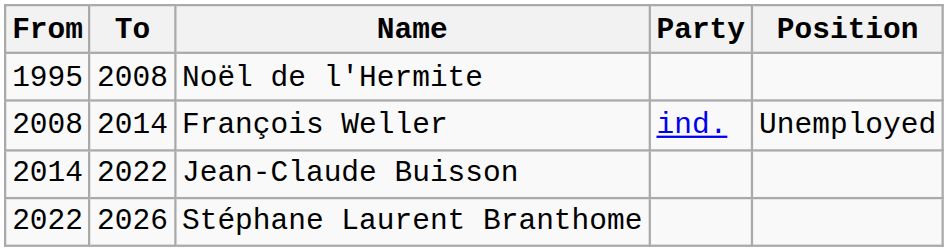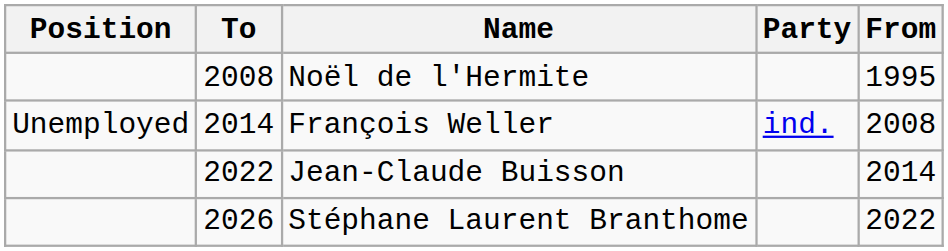columns swapped: (48, 29) <-> (848, 29)
